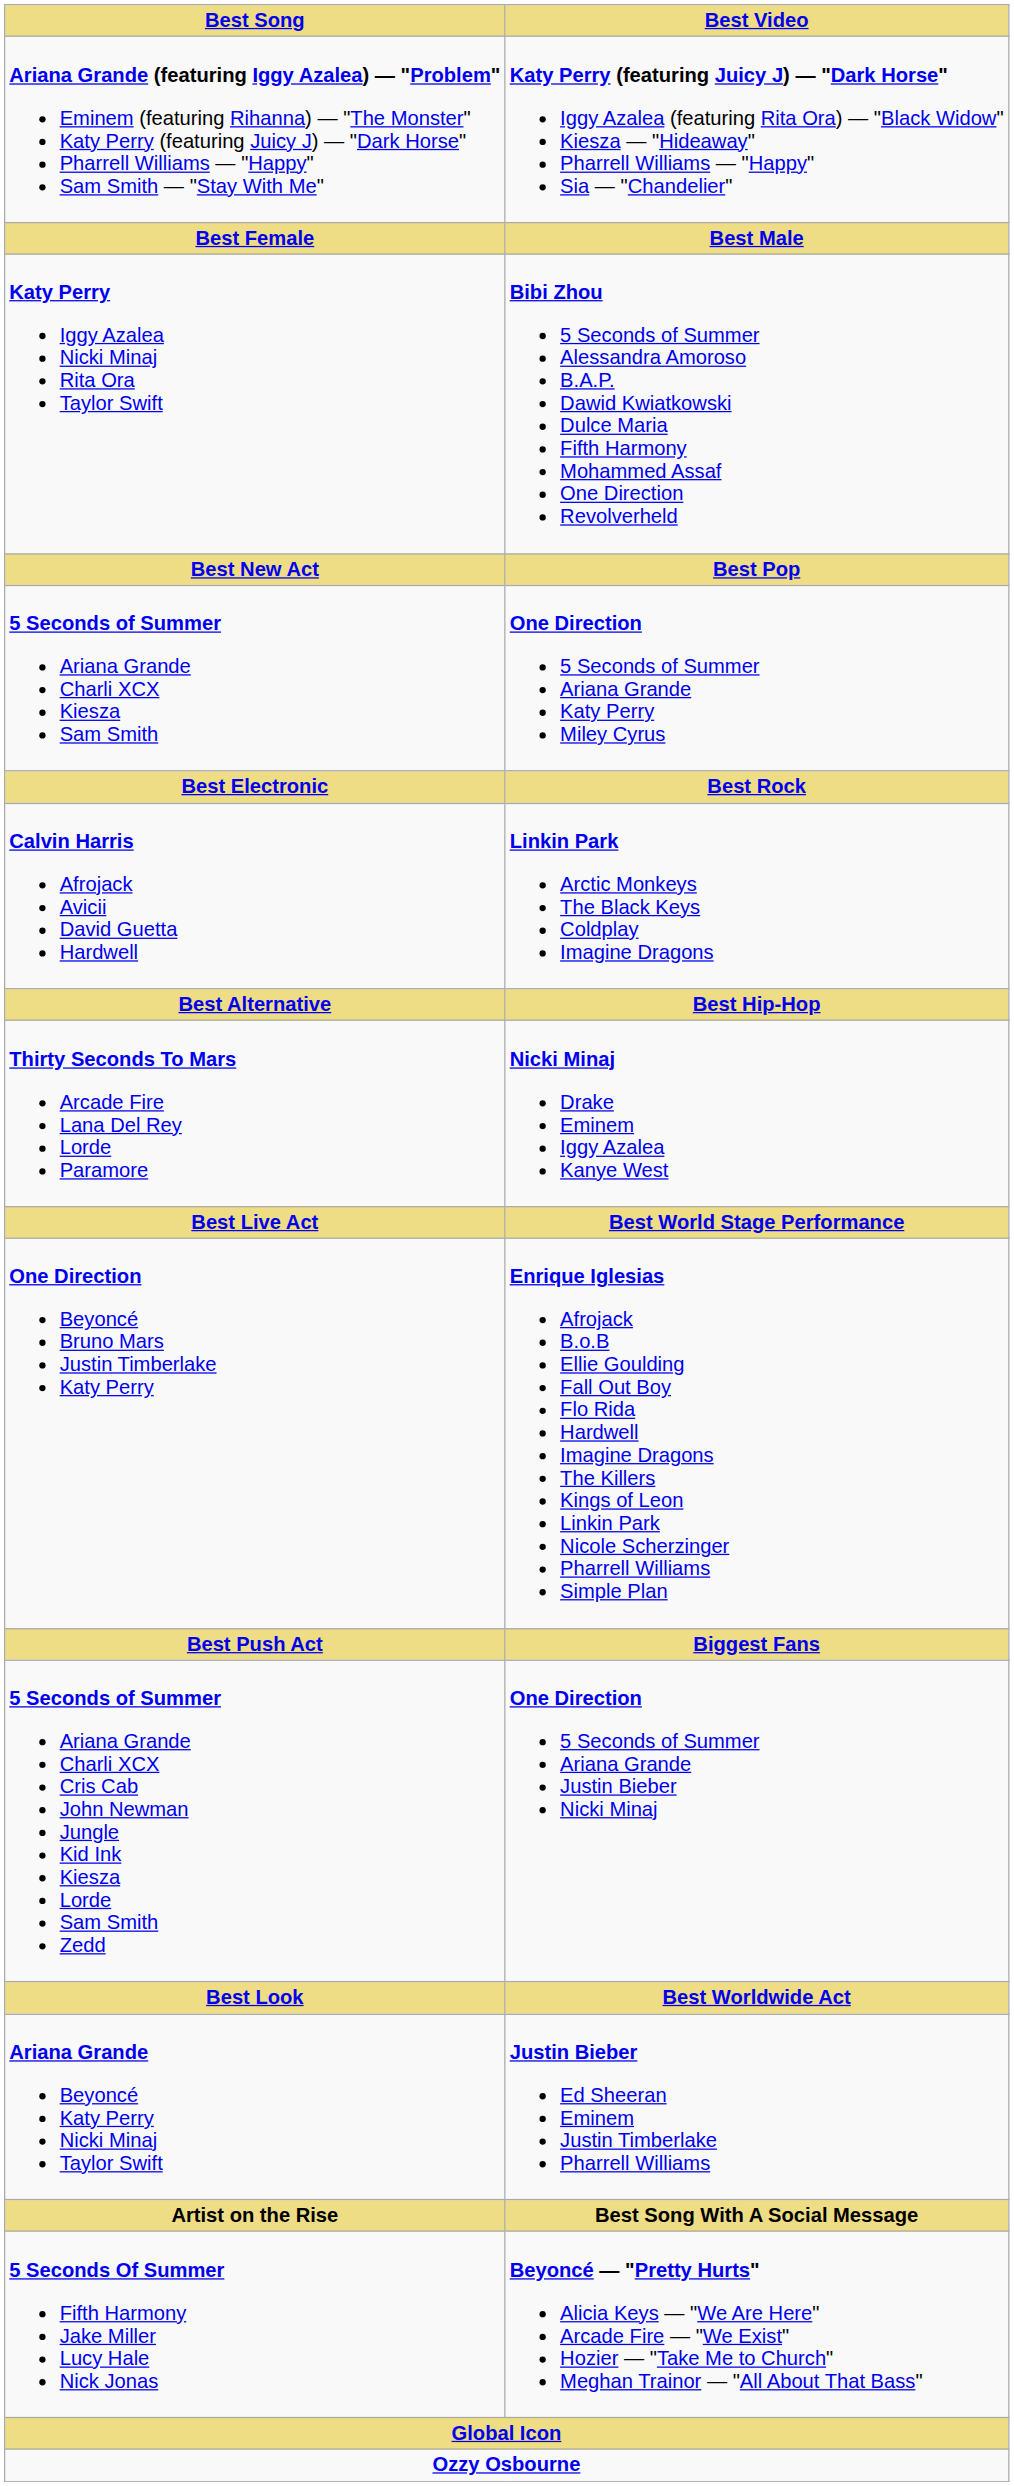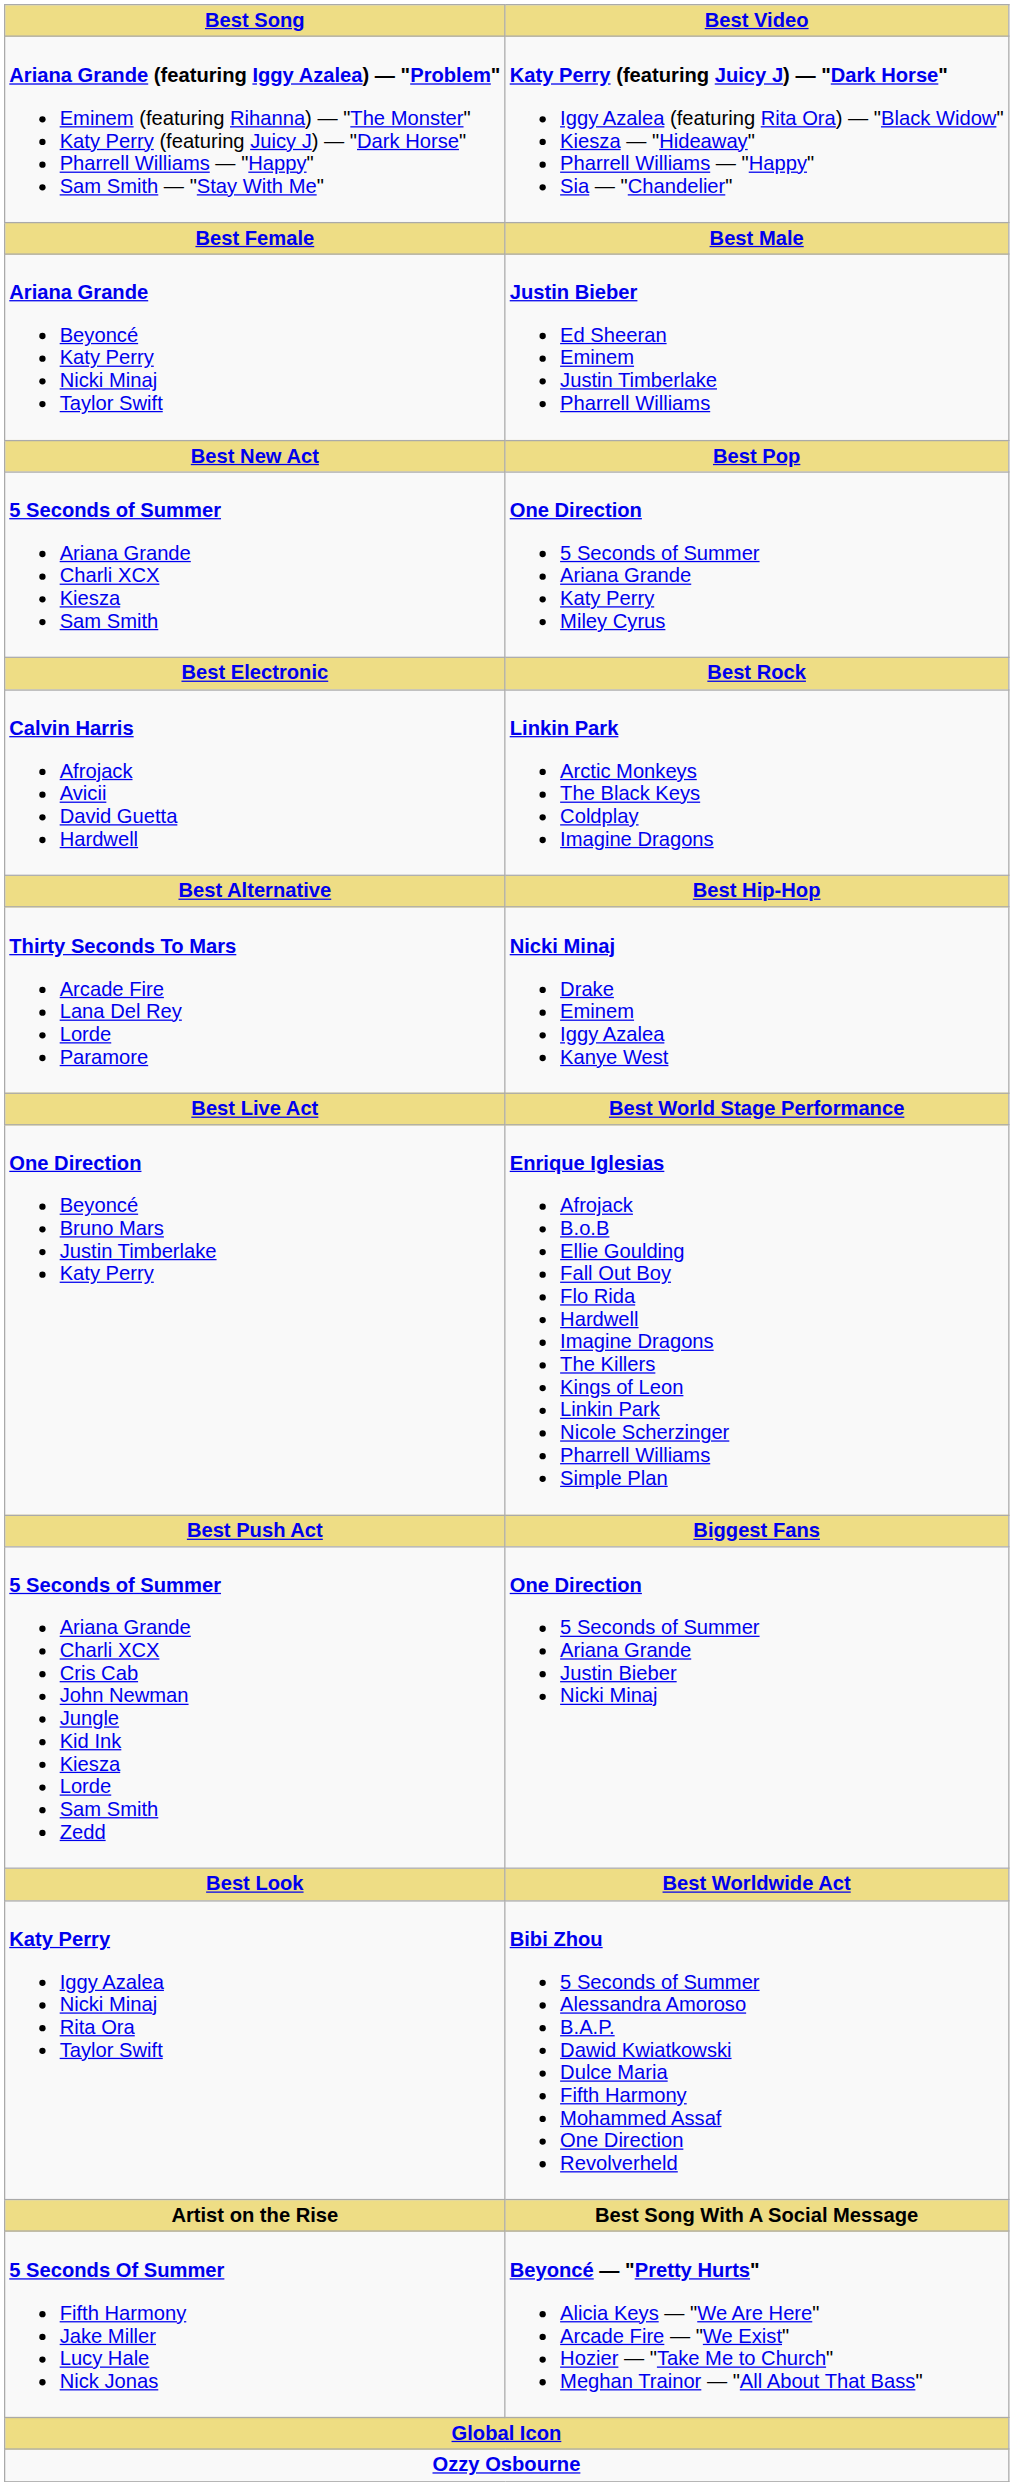rows swapped: (255, 2108) <-> (255, 348)
